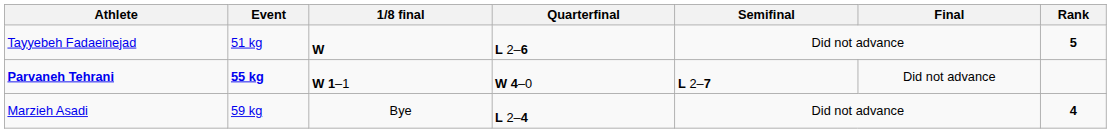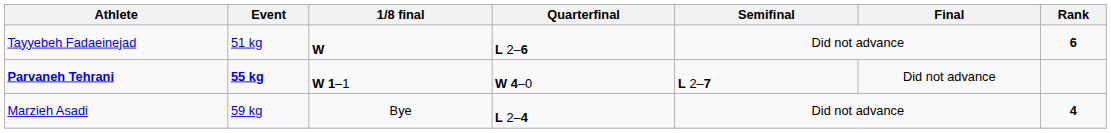(1073, 42) 5 -> (1073, 42) 6
